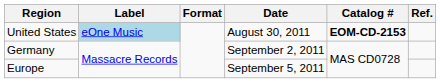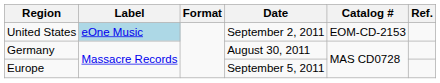(269, 31) August 30, 2011 -> (276, 31) September 2, 2011
(368, 31) bold -> (368, 31) normal
(276, 50) September 2, 2011 -> (269, 50) August 30, 2011
